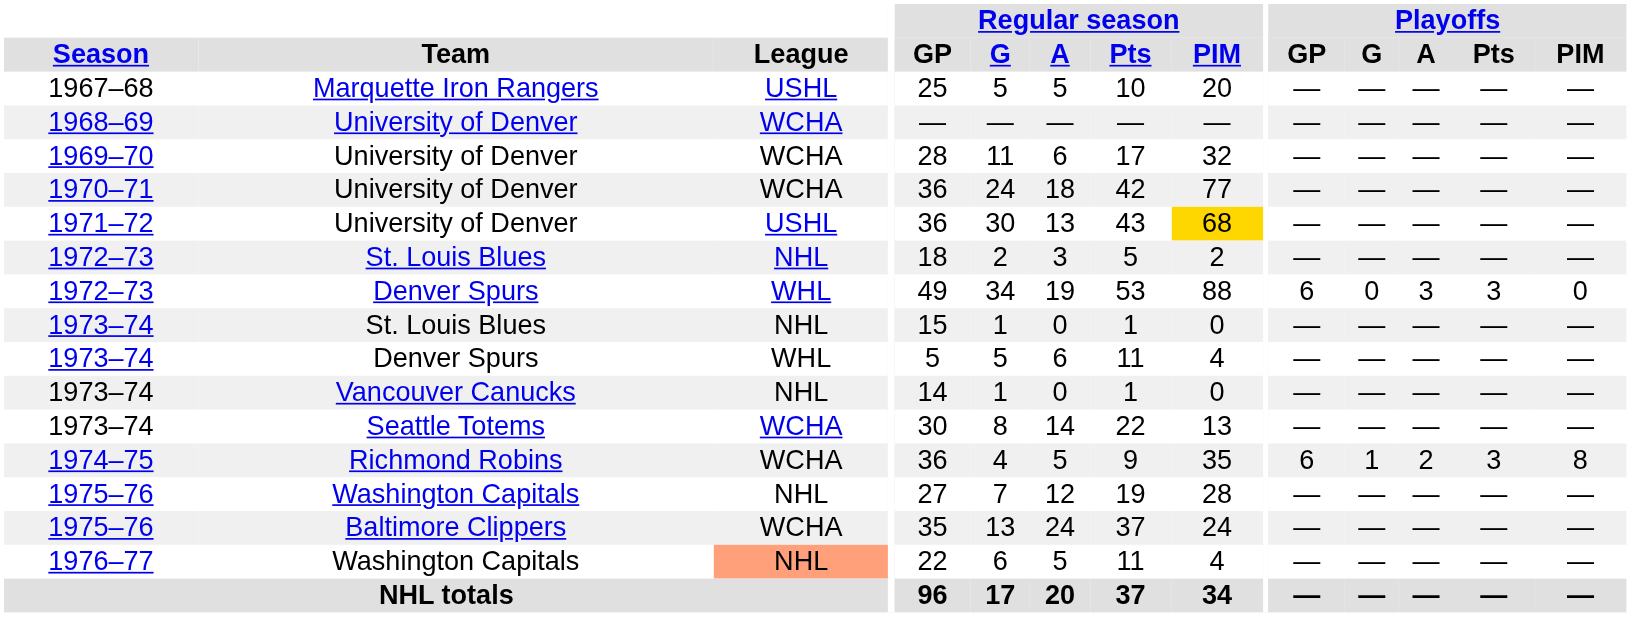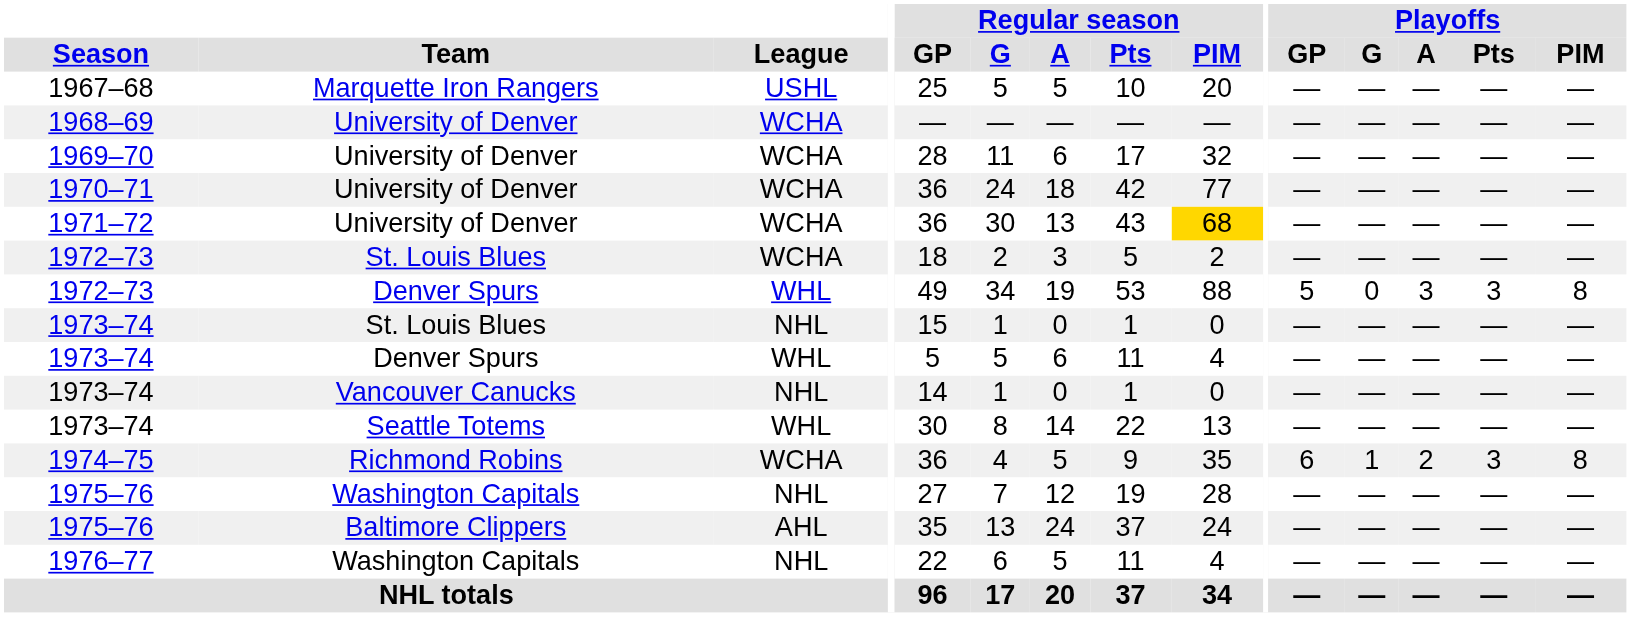(801, 223) USHL -> (801, 223) WCHA
(801, 257) NHL -> (801, 257) WCHA
(1307, 290) 6 -> (1307, 290) 5
(1580, 290) 0 -> (1580, 290) 8
(801, 426) WCHA -> (801, 426) WHL
(801, 527) WCHA -> (801, 527) AHL
(801, 561) lightsalmon background -> (801, 561) no background
